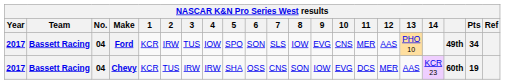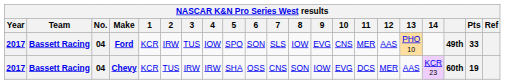(474, 44) 34 -> (474, 44) 33
